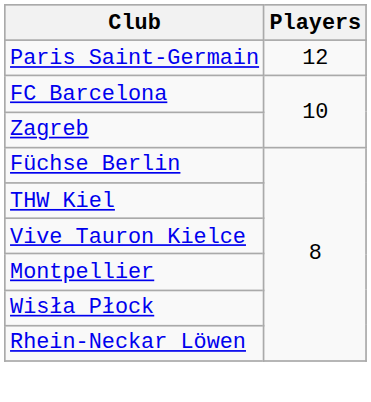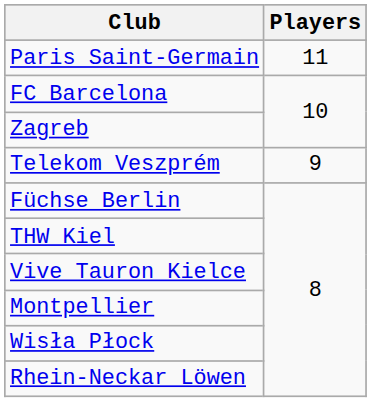(315, 58) 12 -> (315, 58) 11
+ row: (115, 165)
